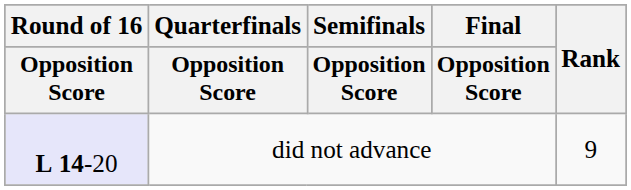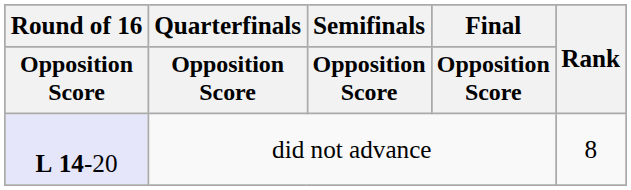(591, 149) 9 -> (591, 149) 8
